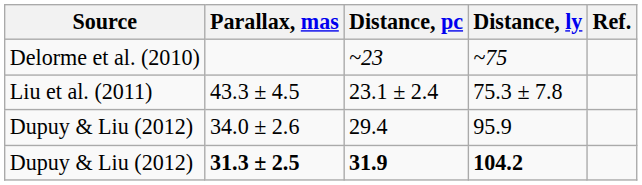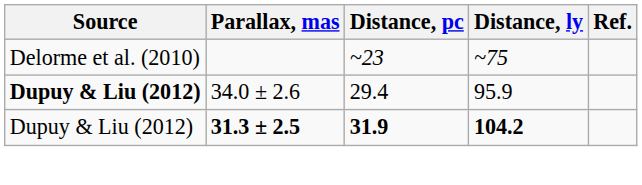- row: (255, 92)
(101, 127) normal -> (105, 92) bold
